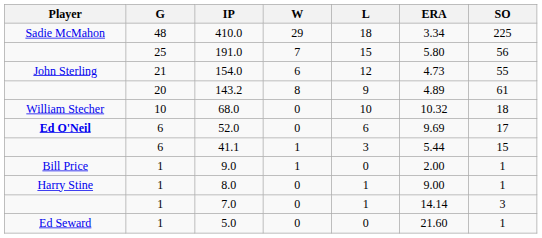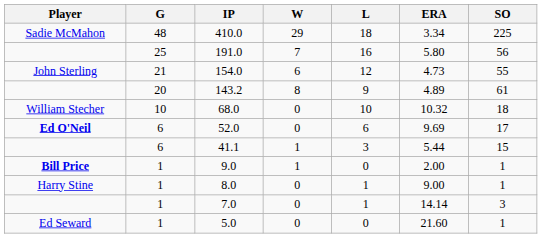(366, 52) 15 -> (366, 52) 16
(65, 166) normal -> (65, 166) bold
